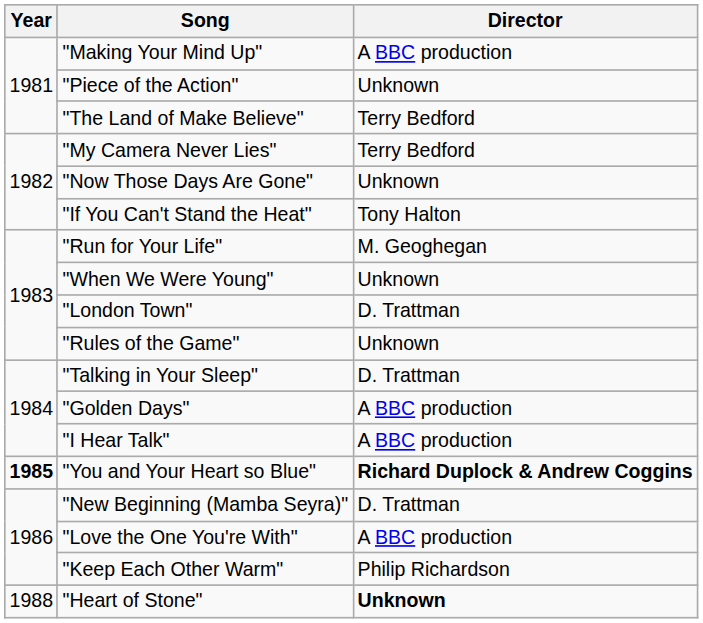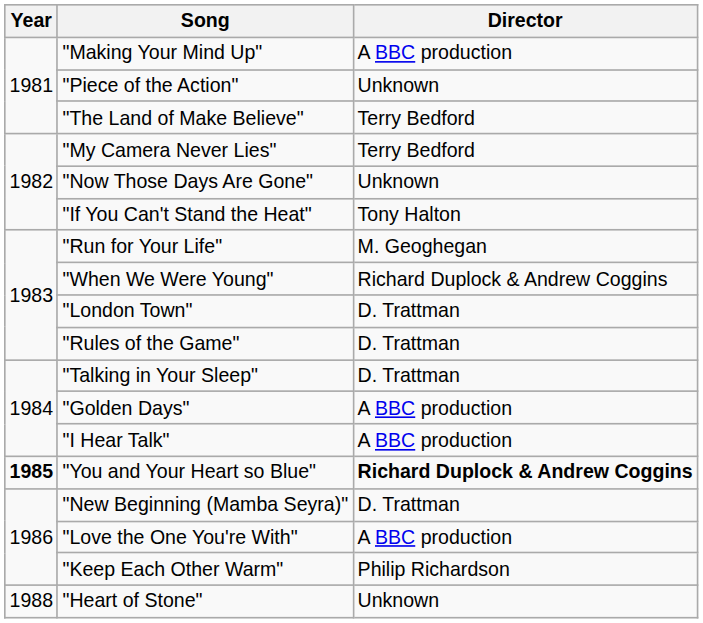(398, 279) Unknown -> (513, 279) Richard Duplock & Andrew Coggins
(398, 343) Unknown -> (409, 343) D. Trattman
(402, 601) bold -> (398, 601) normal
